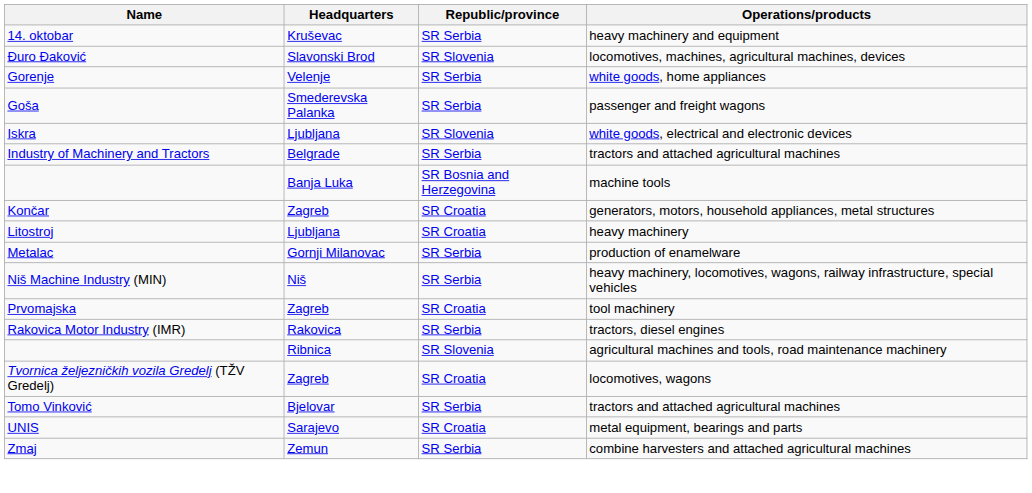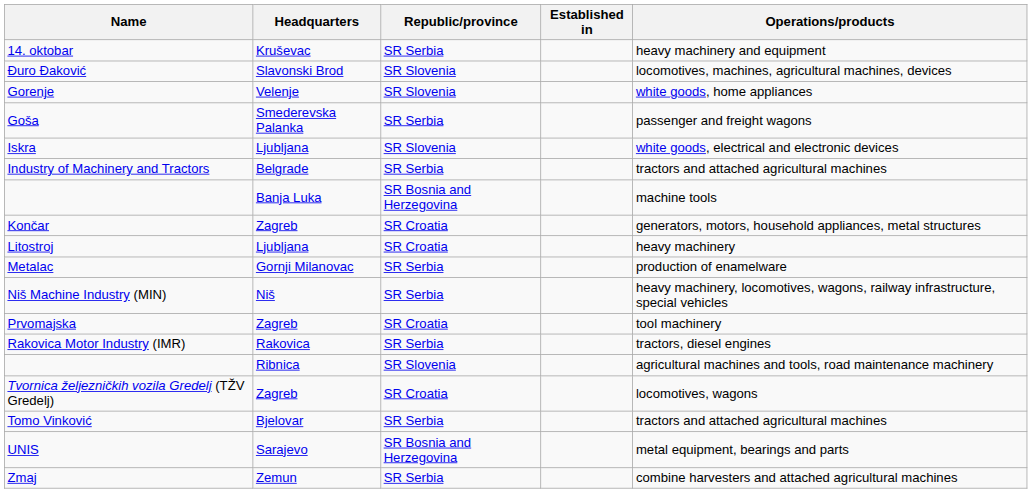+ column: (587, 22)
(452, 77) SR Serbia -> (420, 92) SR Slovenia
(454, 427) SR Croatia -> (427, 449) SR Bosnia and Herzegovina
